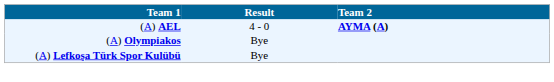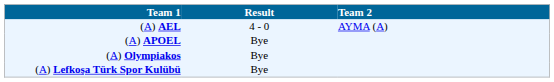(363, 26) bold -> (363, 26) normal
+ row: (153, 40)
